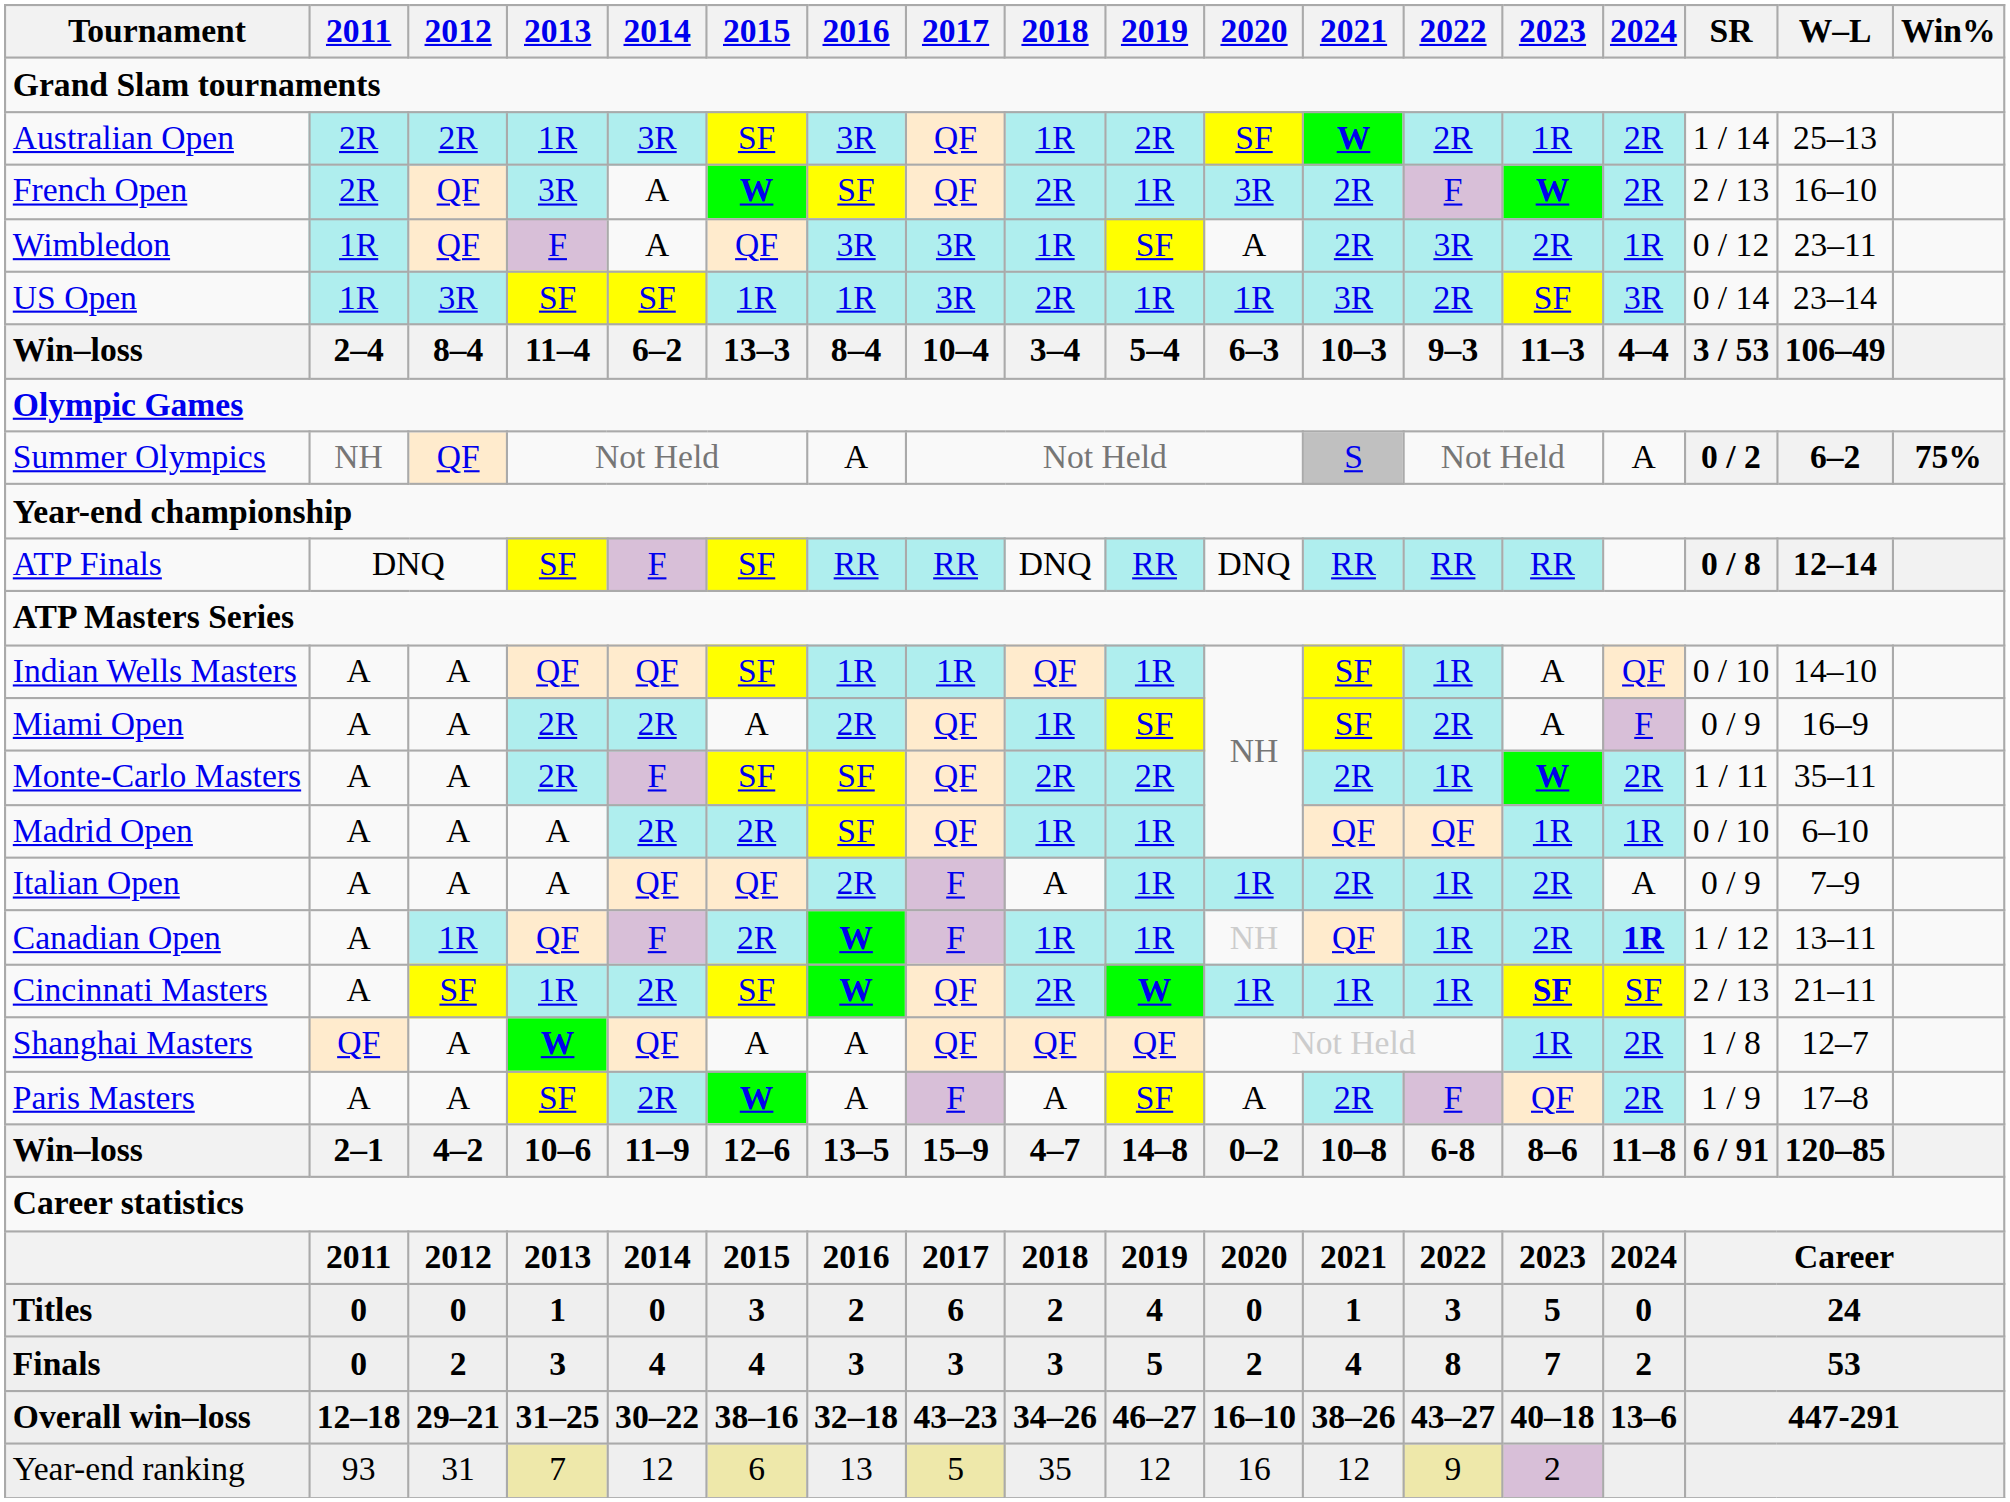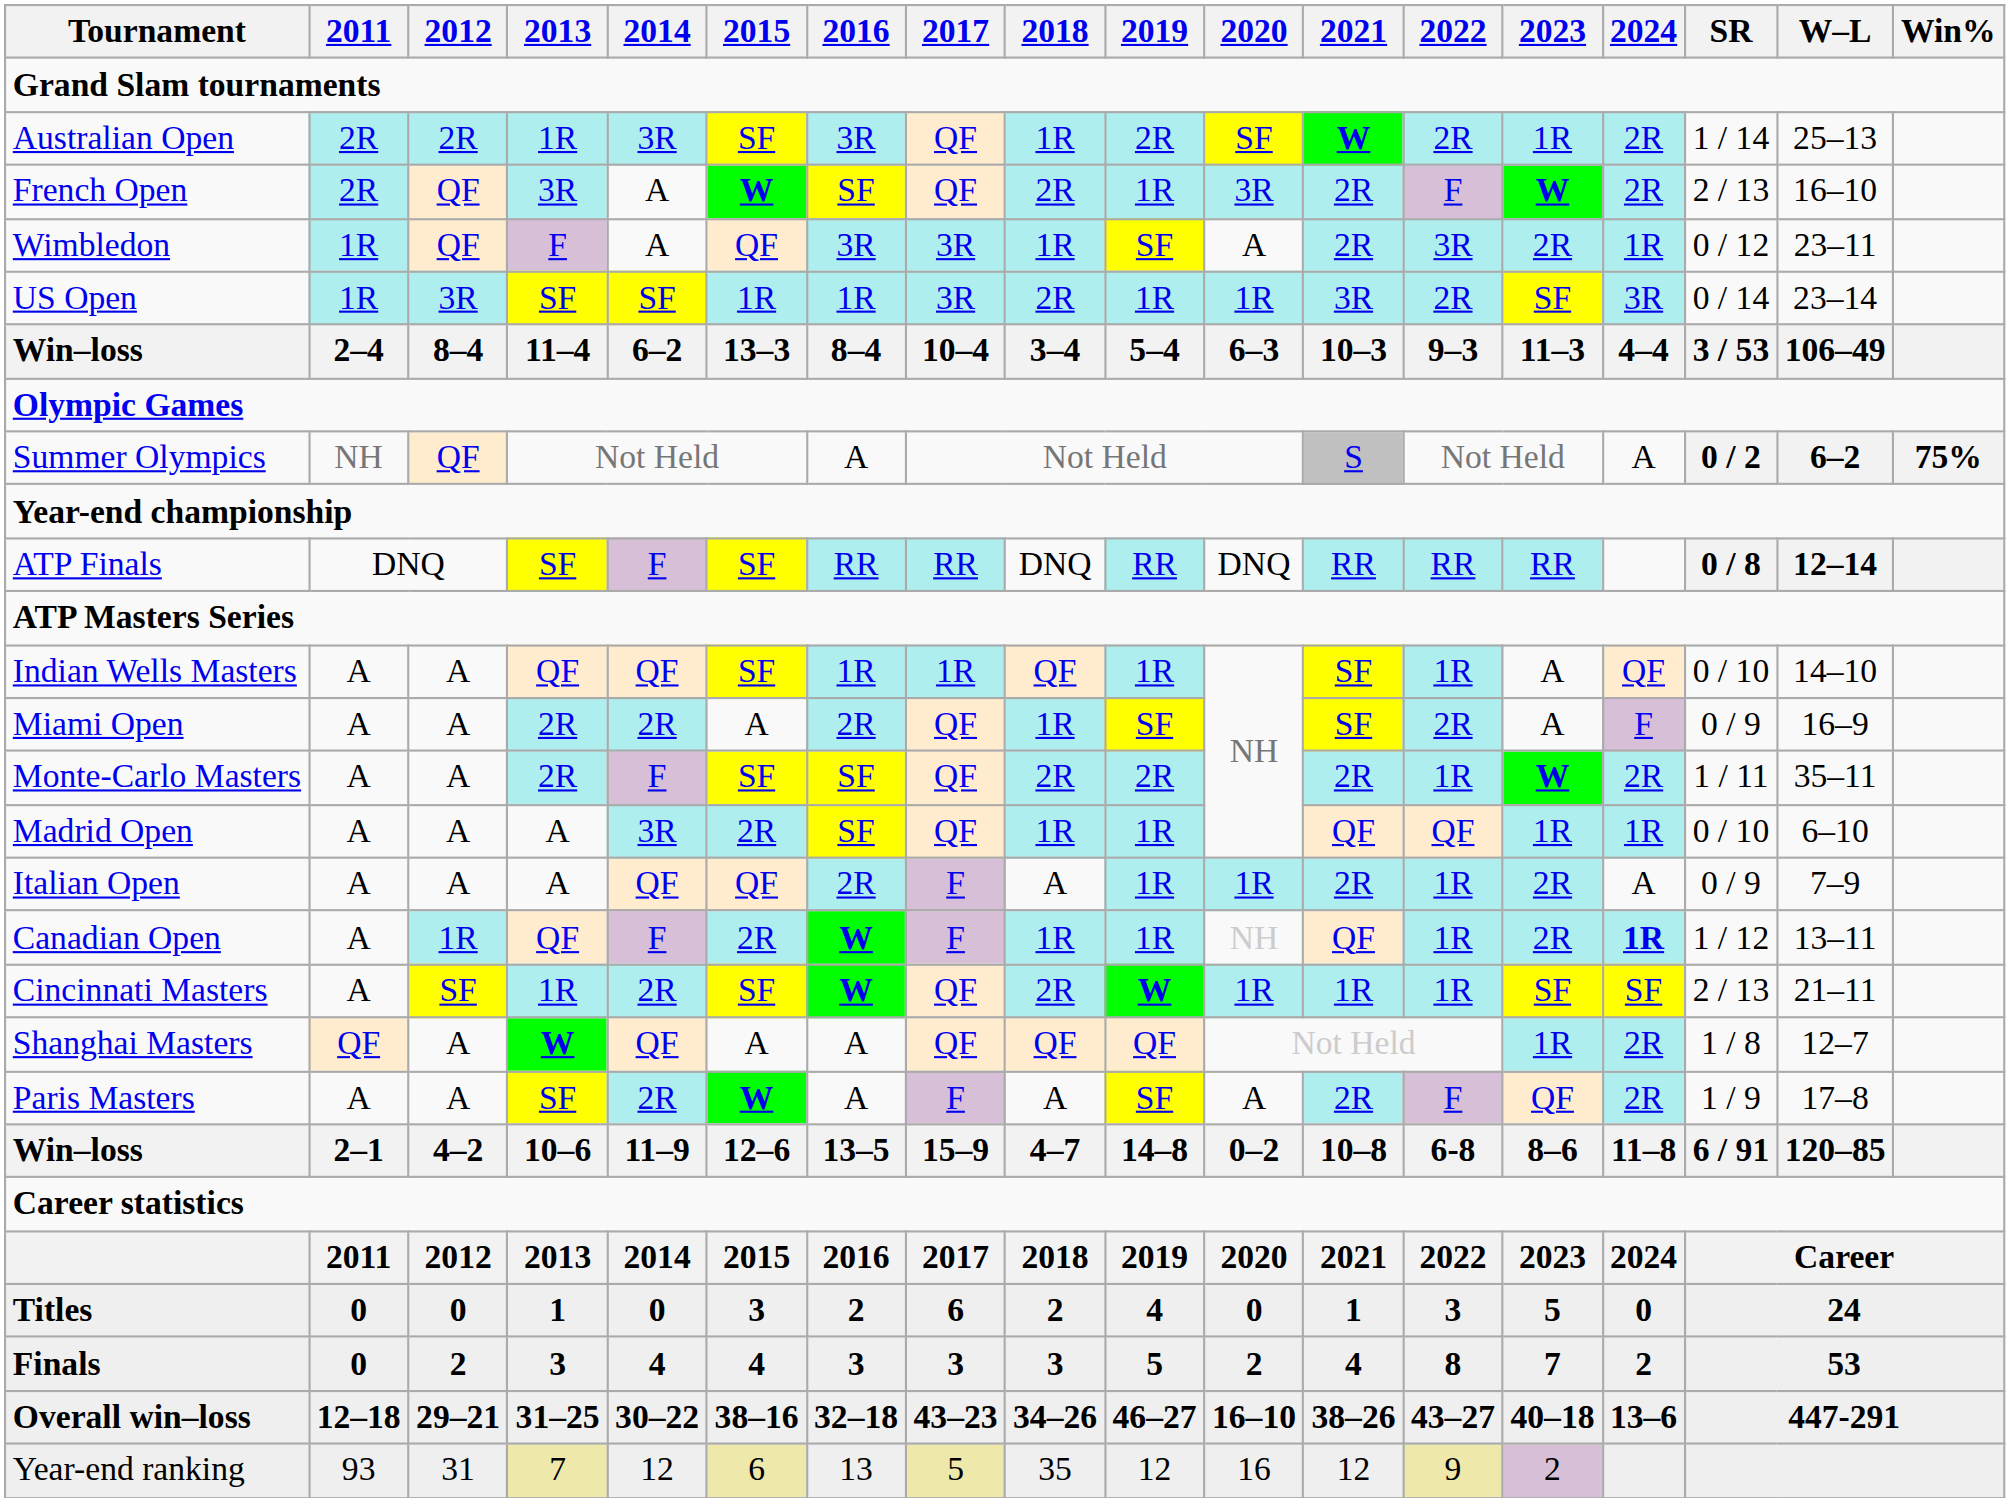(657, 830) 2R -> (657, 830) 3R
(1552, 990) bold -> (1552, 990) normal
